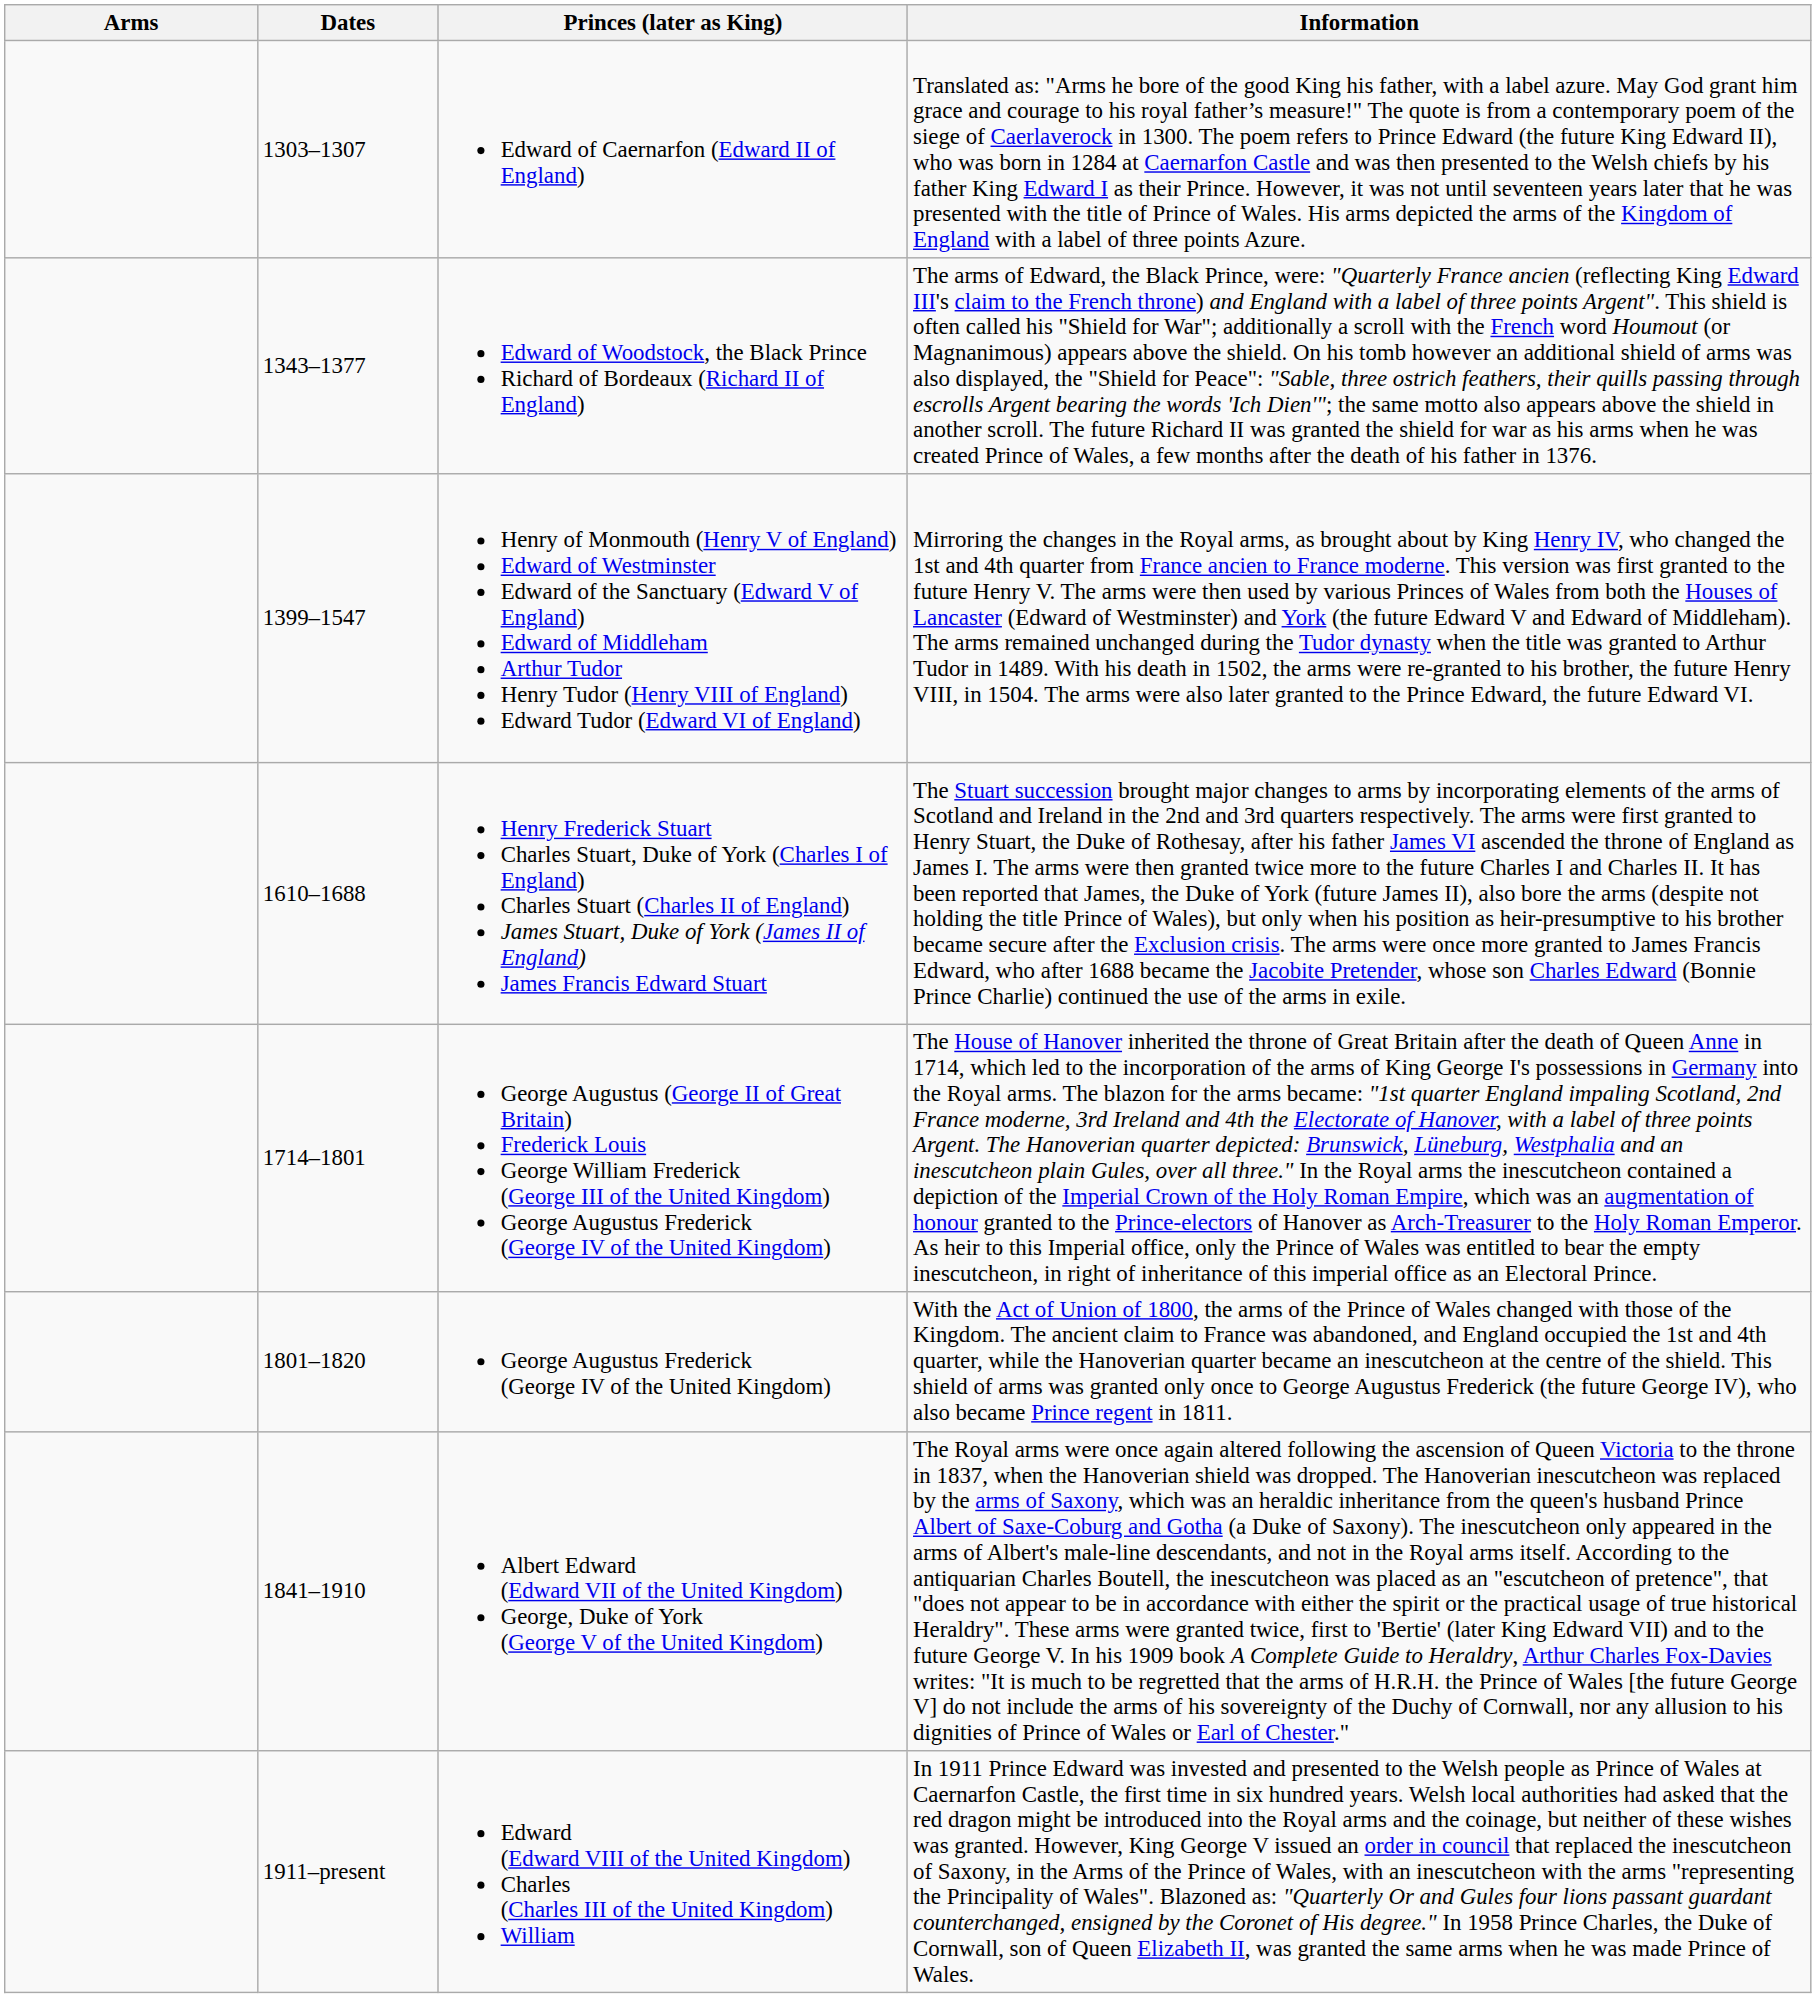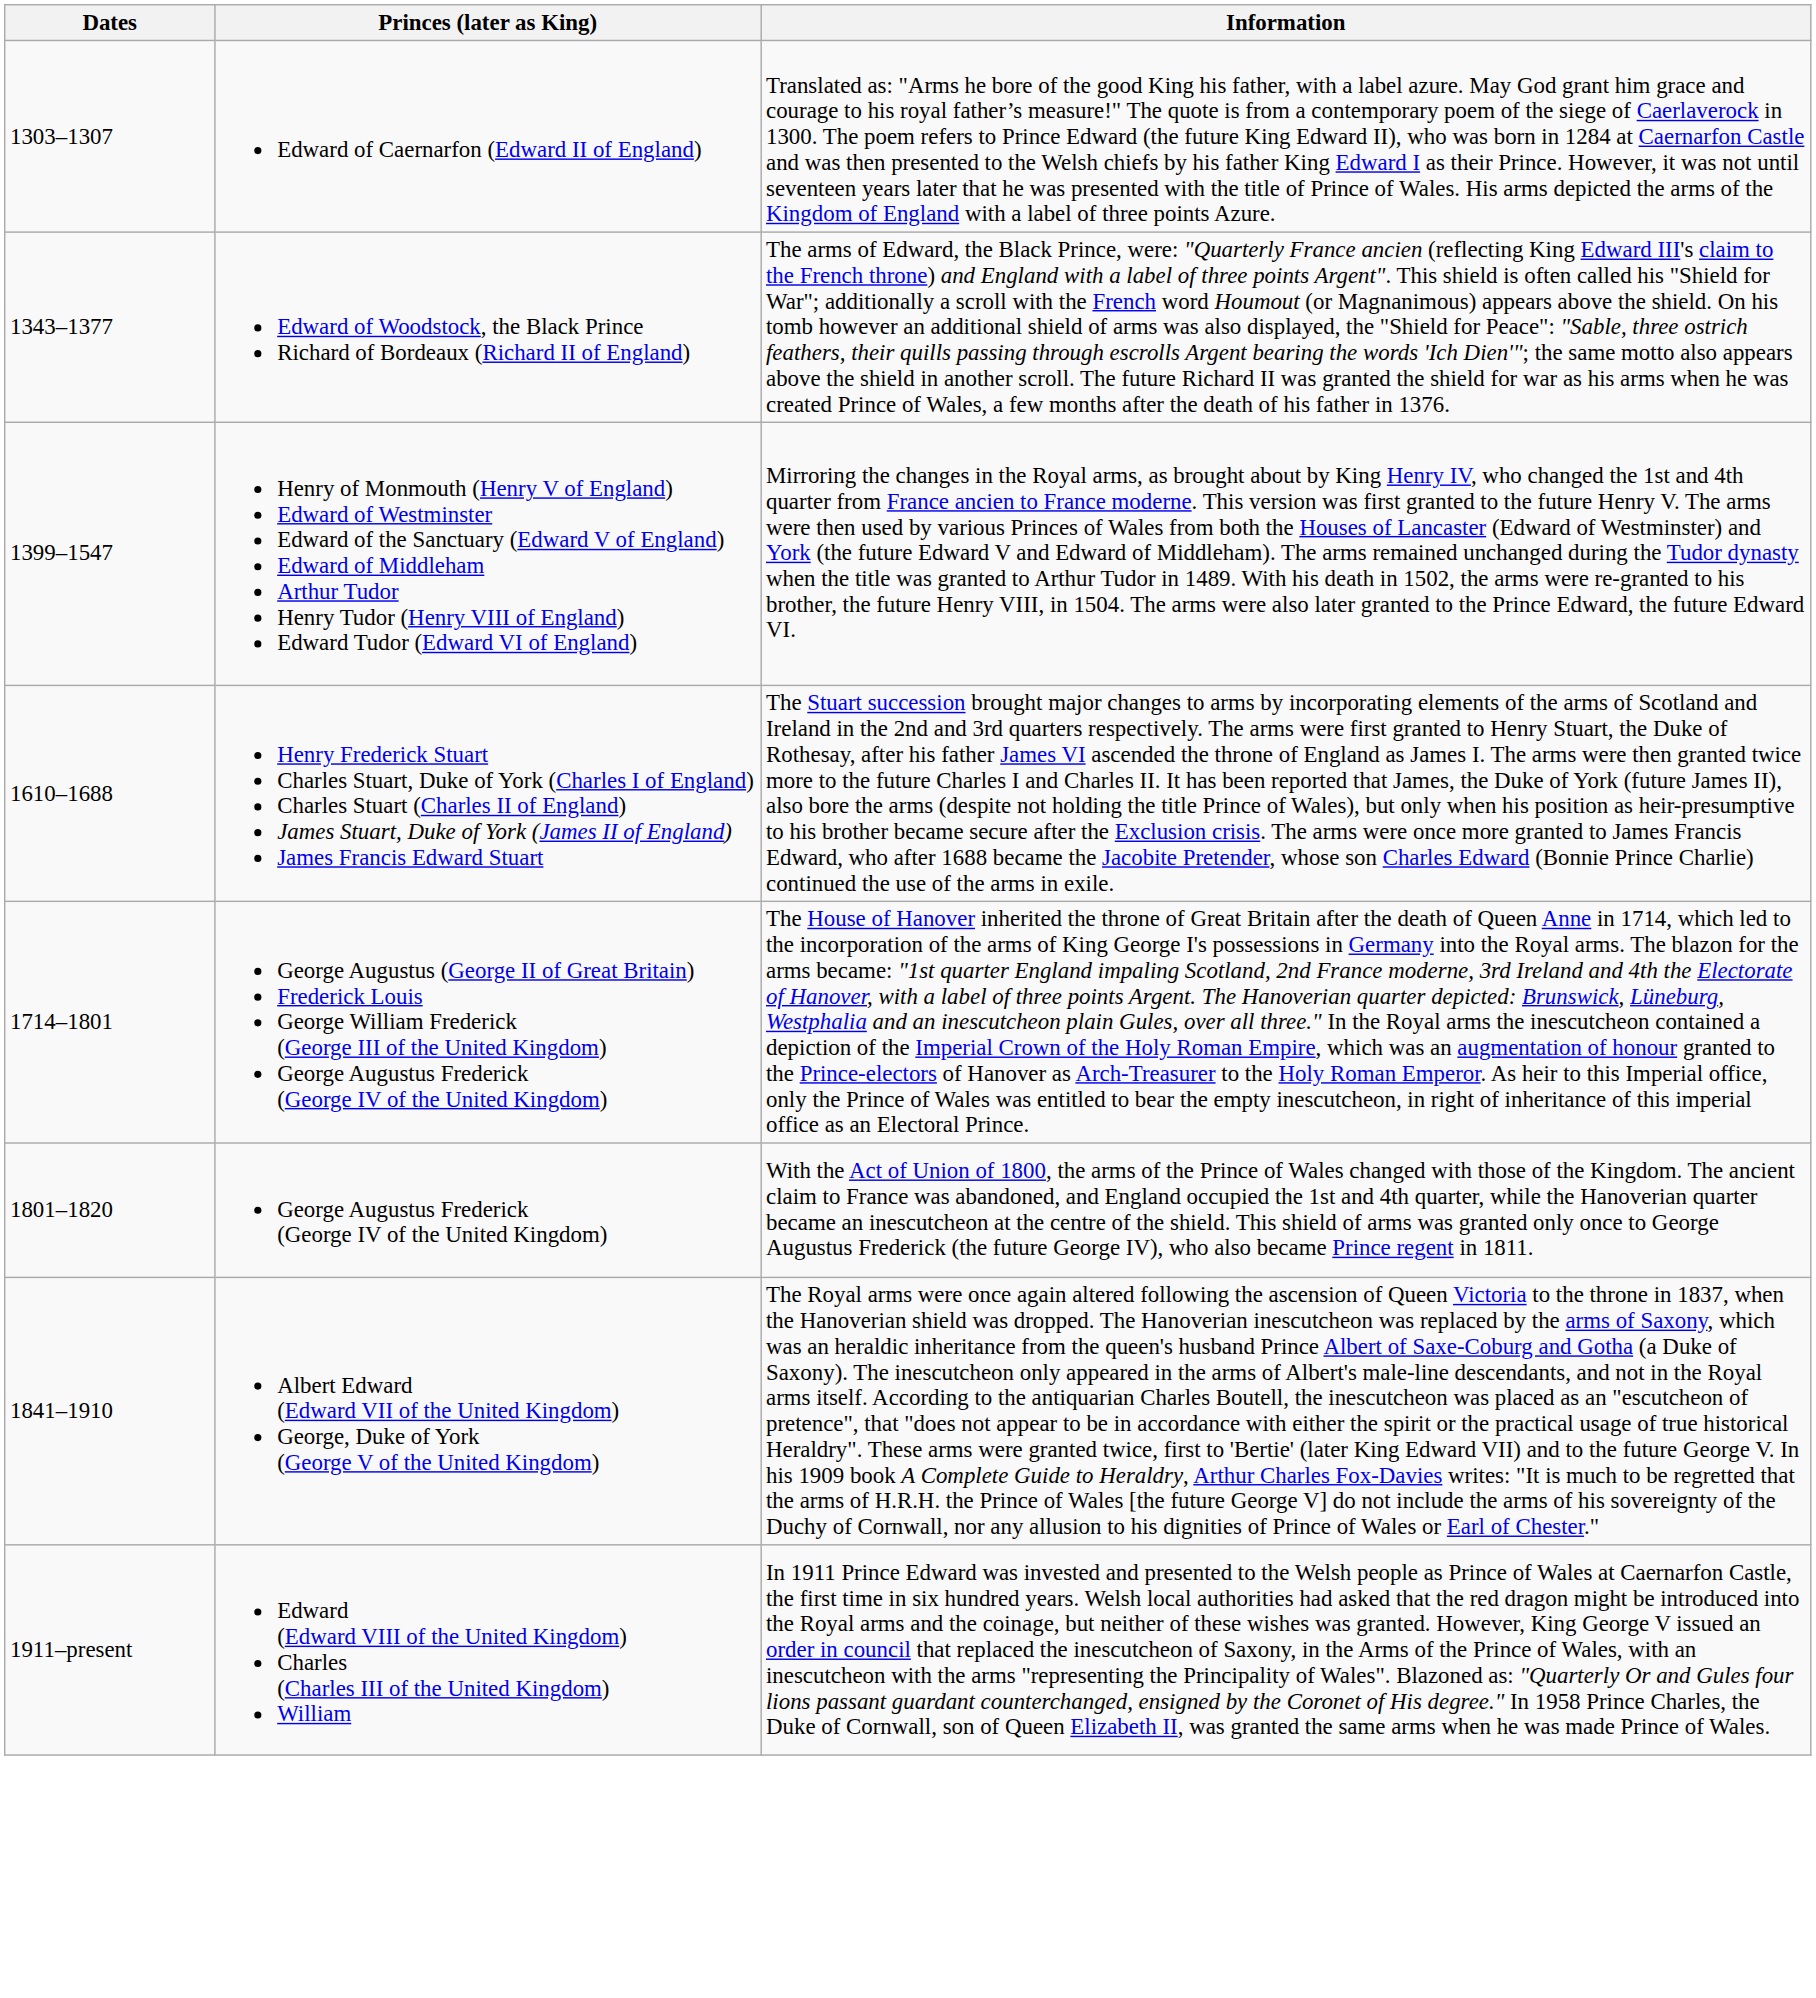- column: (131, 22)
